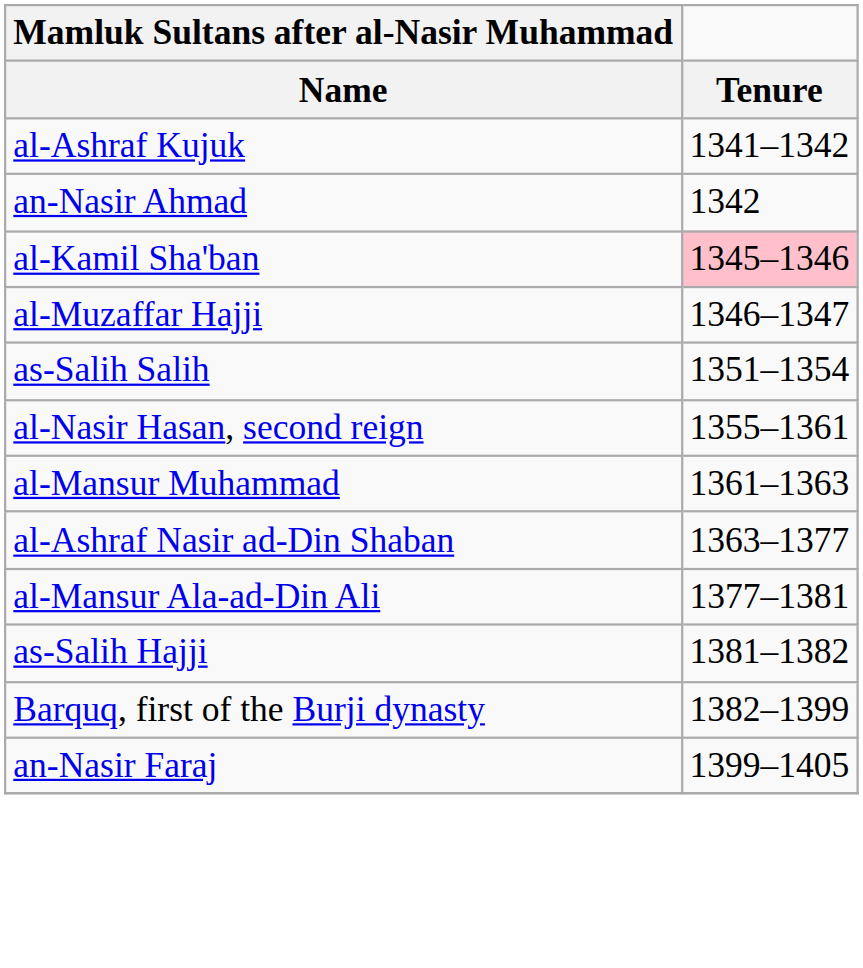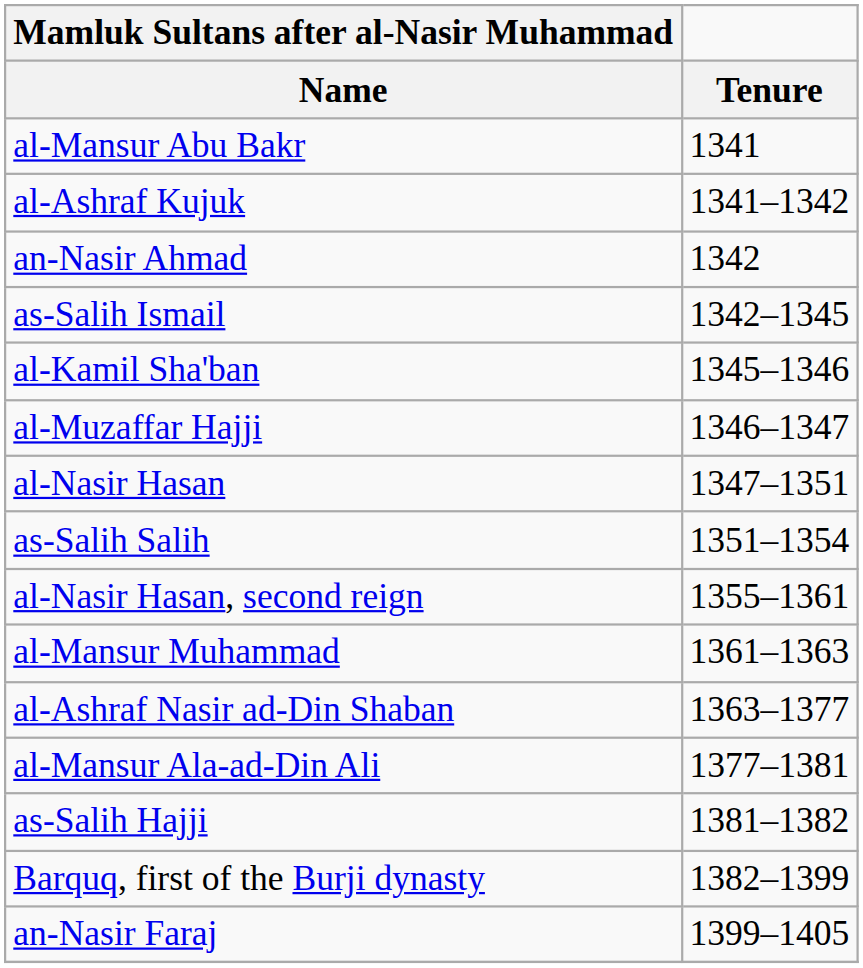+ row: (159, 145)
+ row: (119, 314)
(769, 257) pink background -> (769, 370) no background
+ row: (119, 483)
